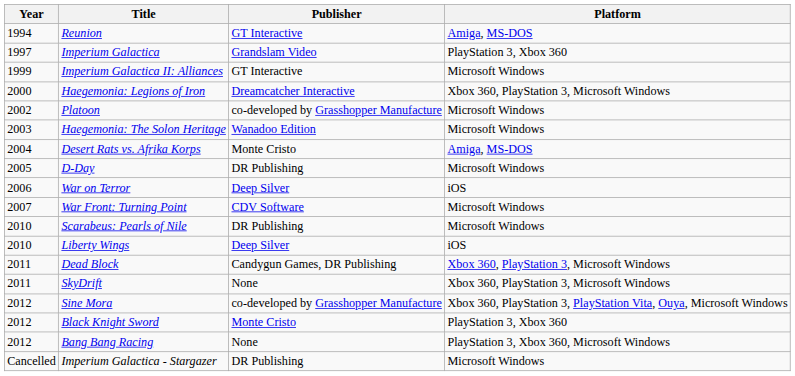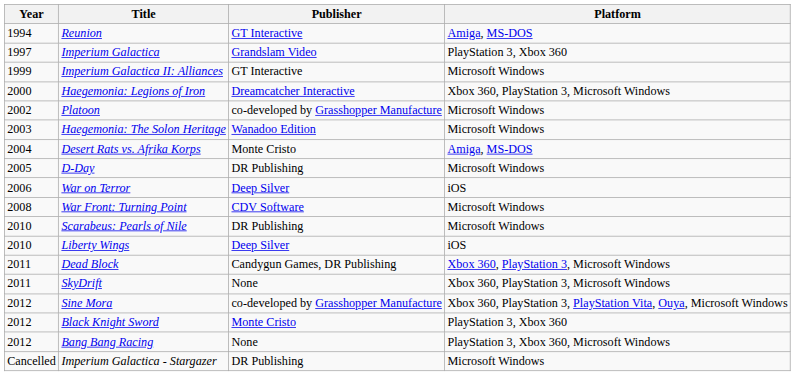(19, 206) 2007 -> (19, 206) 2008
